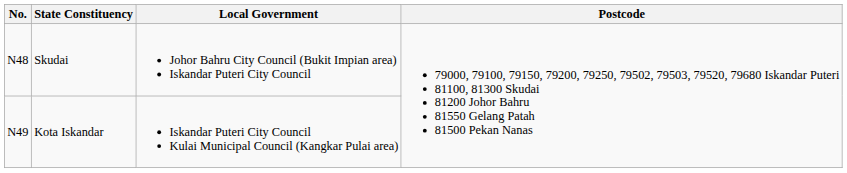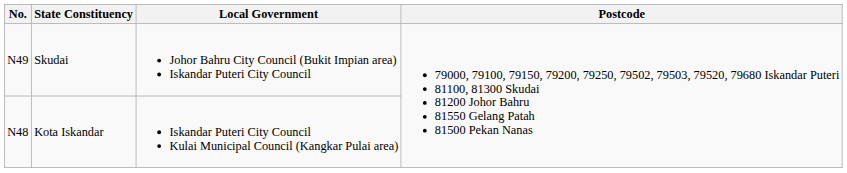(18, 59) N48 -> (18, 59) N49
(18, 131) N49 -> (18, 131) N48
